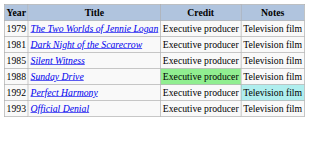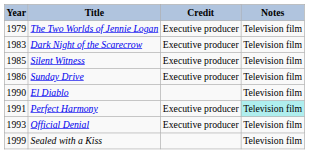(16, 44) 1981 -> (16, 44) 1983
(16, 76) 1988 -> (16, 76) 1986
(201, 76) lightgreen background -> (201, 76) no background
+ row: (50, 92)
(16, 92) 1992 -> (16, 108) 1991
+ row: (66, 141)
